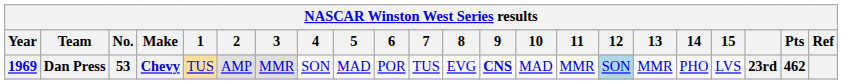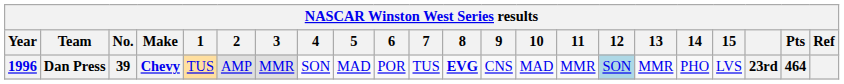(22, 66) 1969 -> (22, 66) 1996
(123, 66) 53 -> (123, 66) 39
(461, 66) normal -> (462, 66) bold
(498, 66) bold -> (499, 66) normal
(795, 66) 462 -> (795, 66) 464
